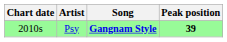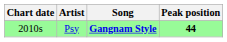(191, 28) 39 -> (191, 28) 44
